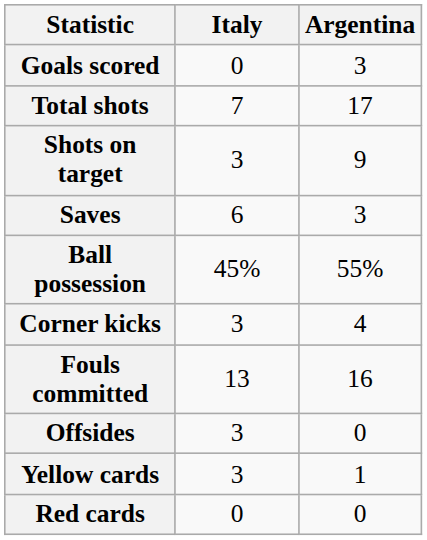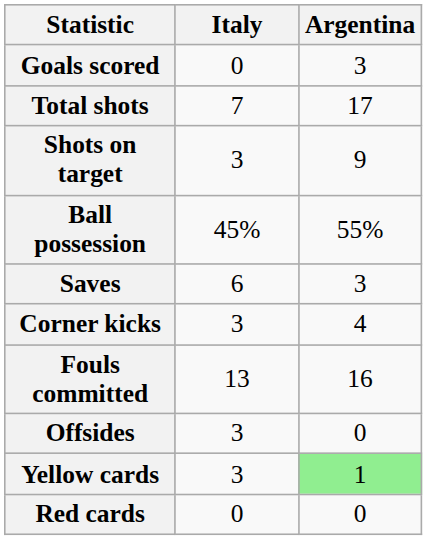rows swapped: (90, 214) <-> (90, 269)
(360, 473) no background -> (360, 473) lightgreen background
